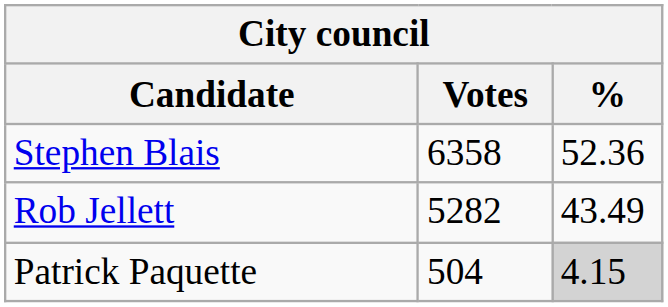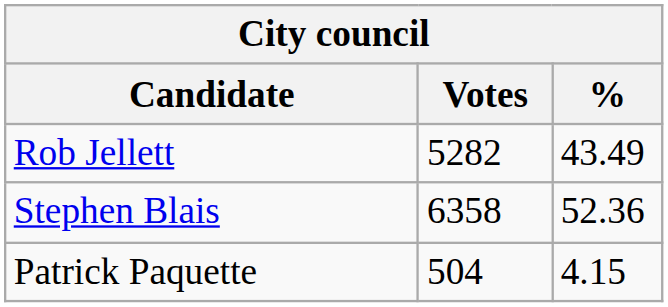rows swapped: (117, 152) <-> (94, 211)
(593, 270) lightgrey background -> (593, 270) no background
